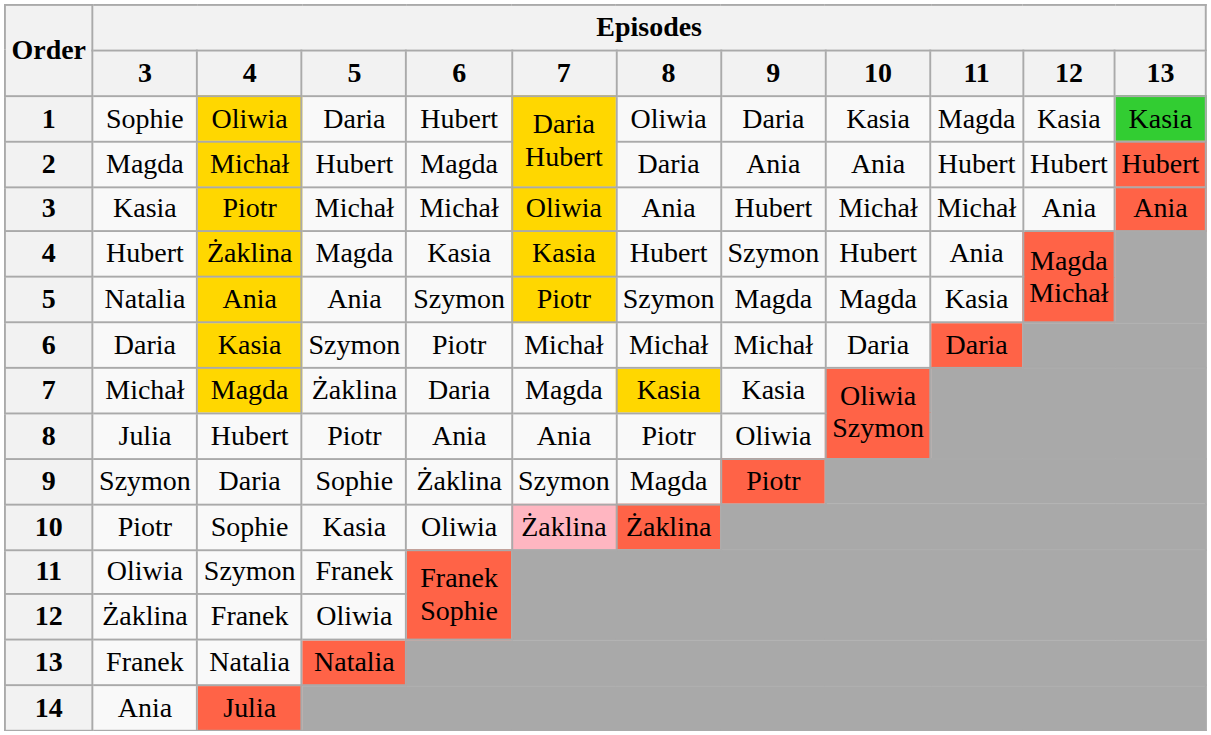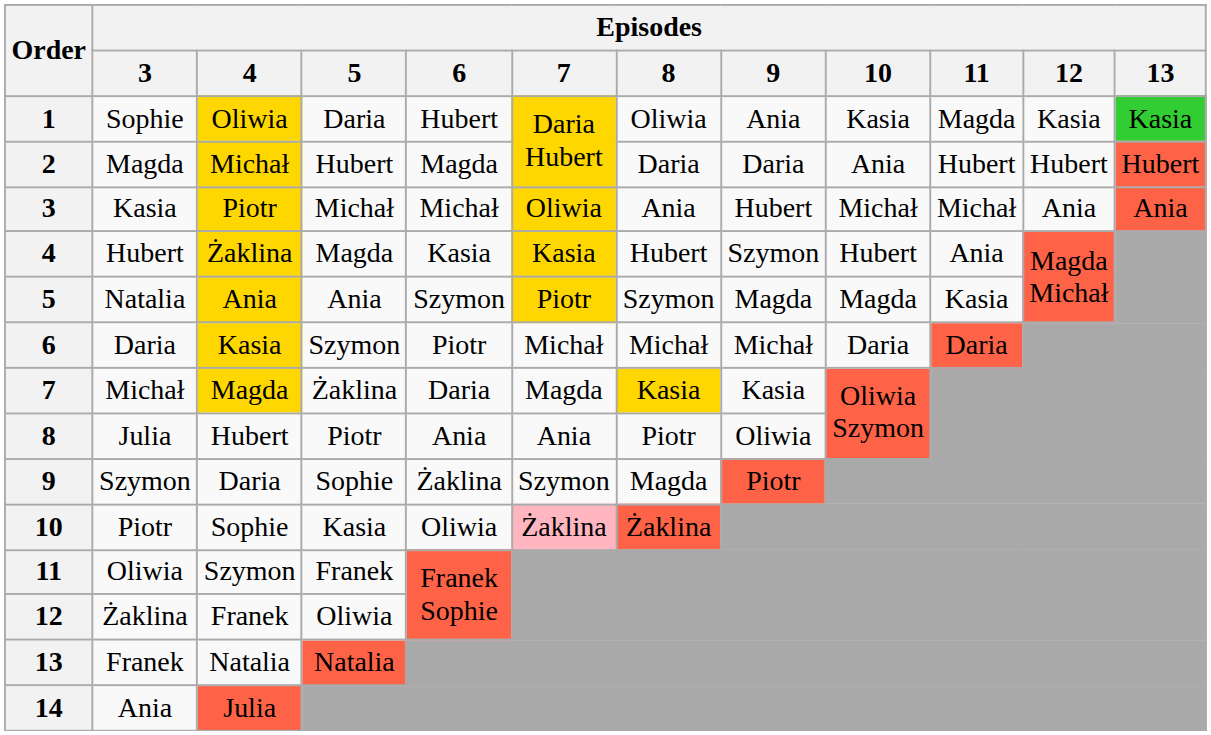(773, 117) Daria -> (773, 117) Ania
(773, 162) Ania -> (773, 162) Daria
